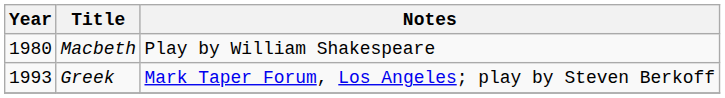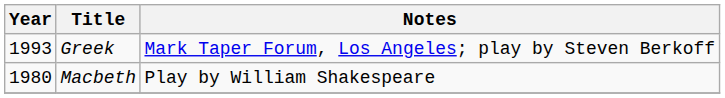rows swapped: (98, 49) <-> (88, 78)
